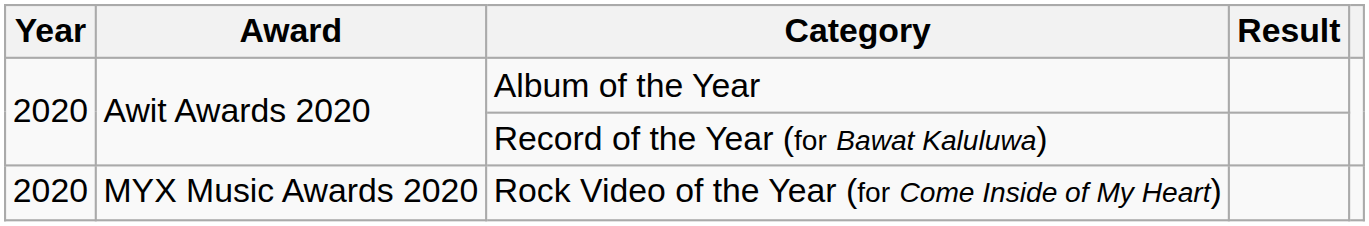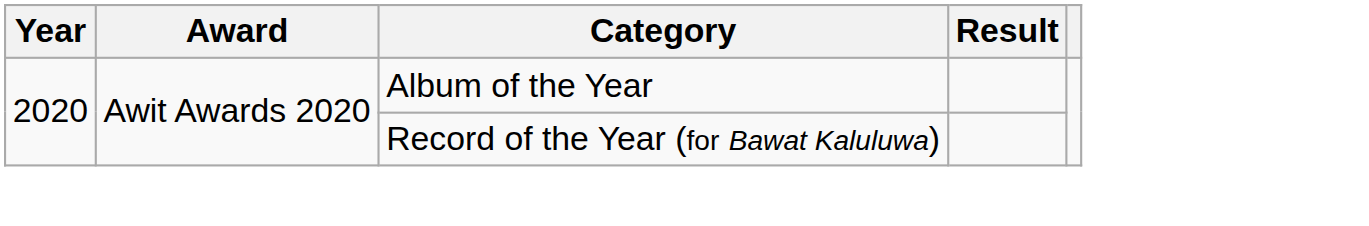- row: (858, 191)
